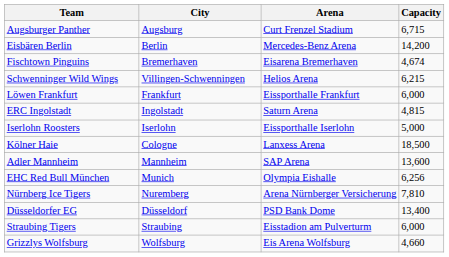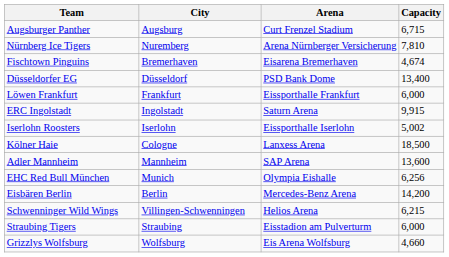rows swapped: (39, 45) <-> (49, 194)
rows swapped: (42, 210) <-> (62, 78)
(413, 111) 4,815 -> (413, 111) 9,915
(413, 128) 5,000 -> (413, 128) 5,002
